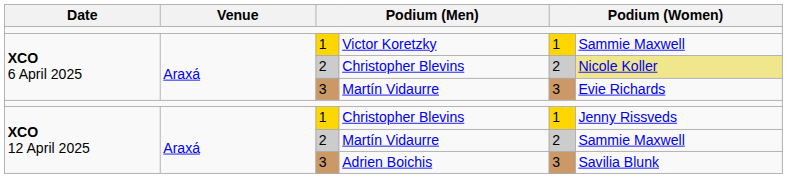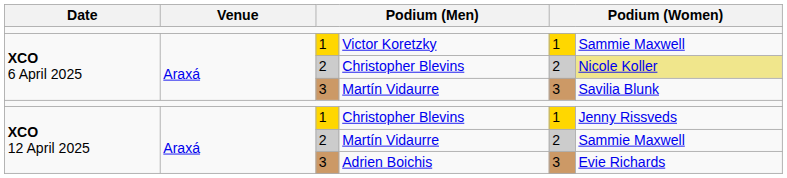(622, 89) Evie Richards -> (619, 89) Savilia Blunk
(619, 162) Savilia Blunk -> (622, 162) Evie Richards
